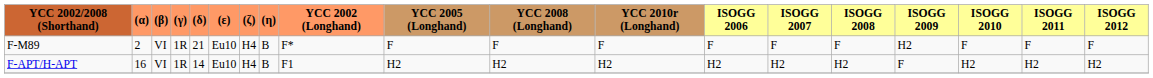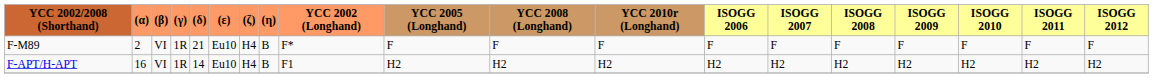(905, 45) H2 -> (901, 45) F
(901, 63) F -> (905, 63) H2
